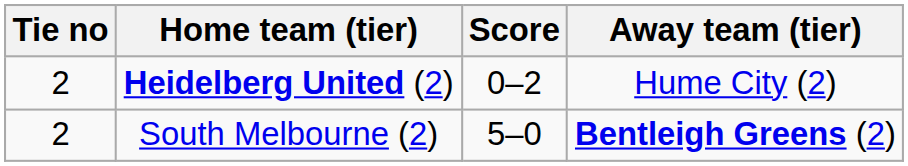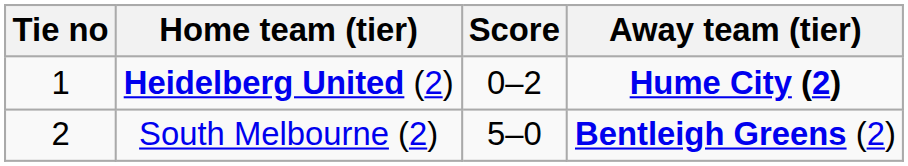(61, 82) 2 -> (61, 82) 1
(735, 82) normal -> (735, 82) bold
